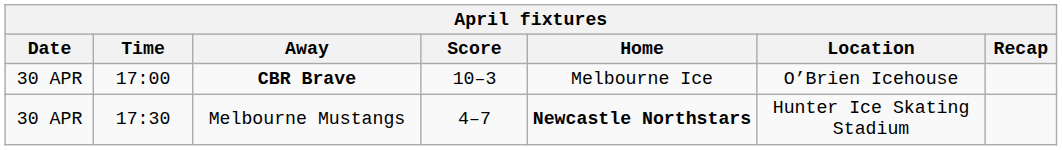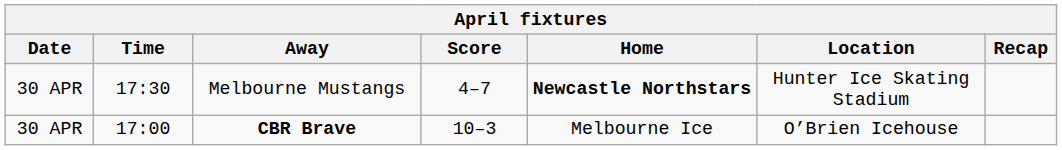rows swapped: (307, 79) <-> (307, 119)
